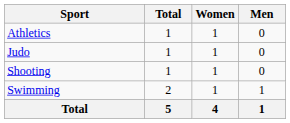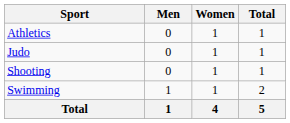columns swapped: (262, 14) <-> (168, 14)
